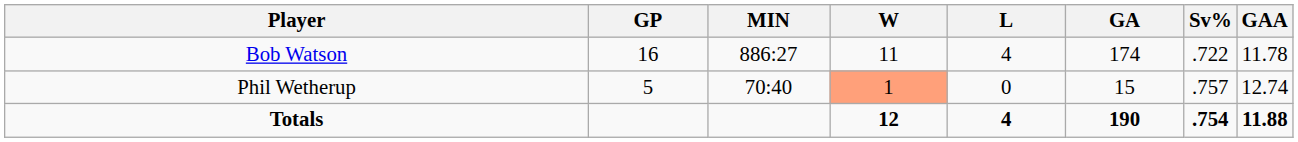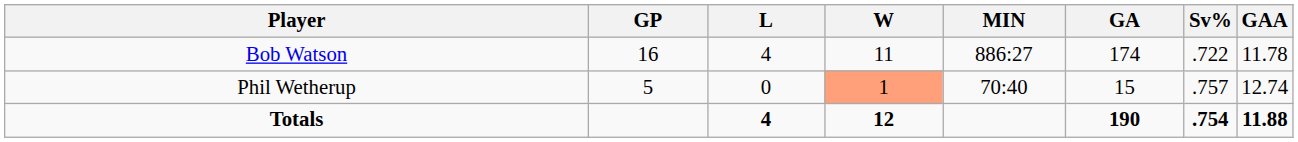columns swapped: (768, 20) <-> (1006, 20)
